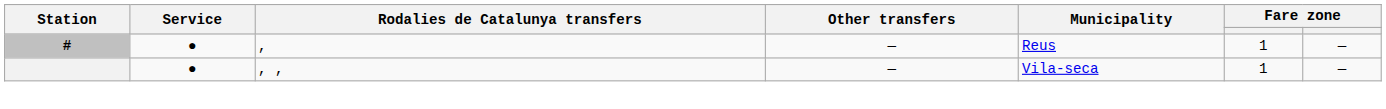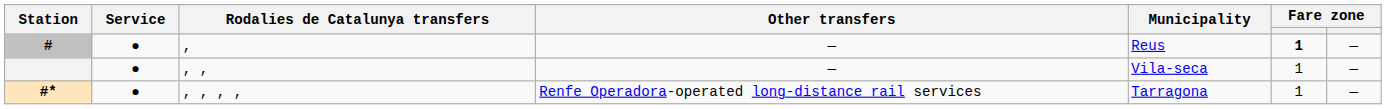(1263, 46) normal -> (1299, 46) bold
+ row: (48, 92)
